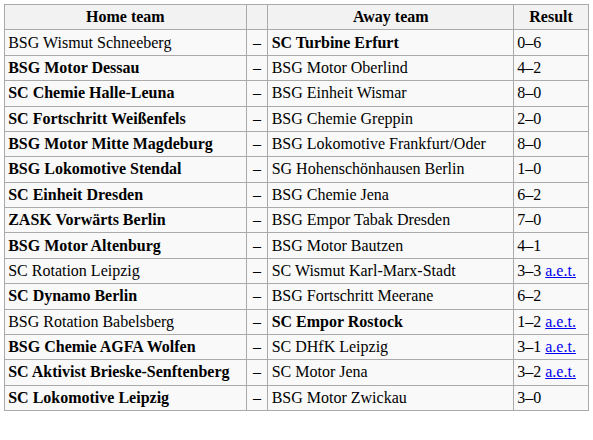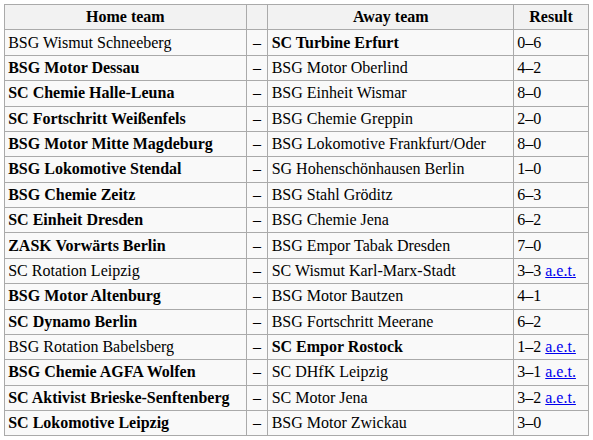+ row: (72, 194)
rows swapped: (84, 245) <-> (74, 270)
